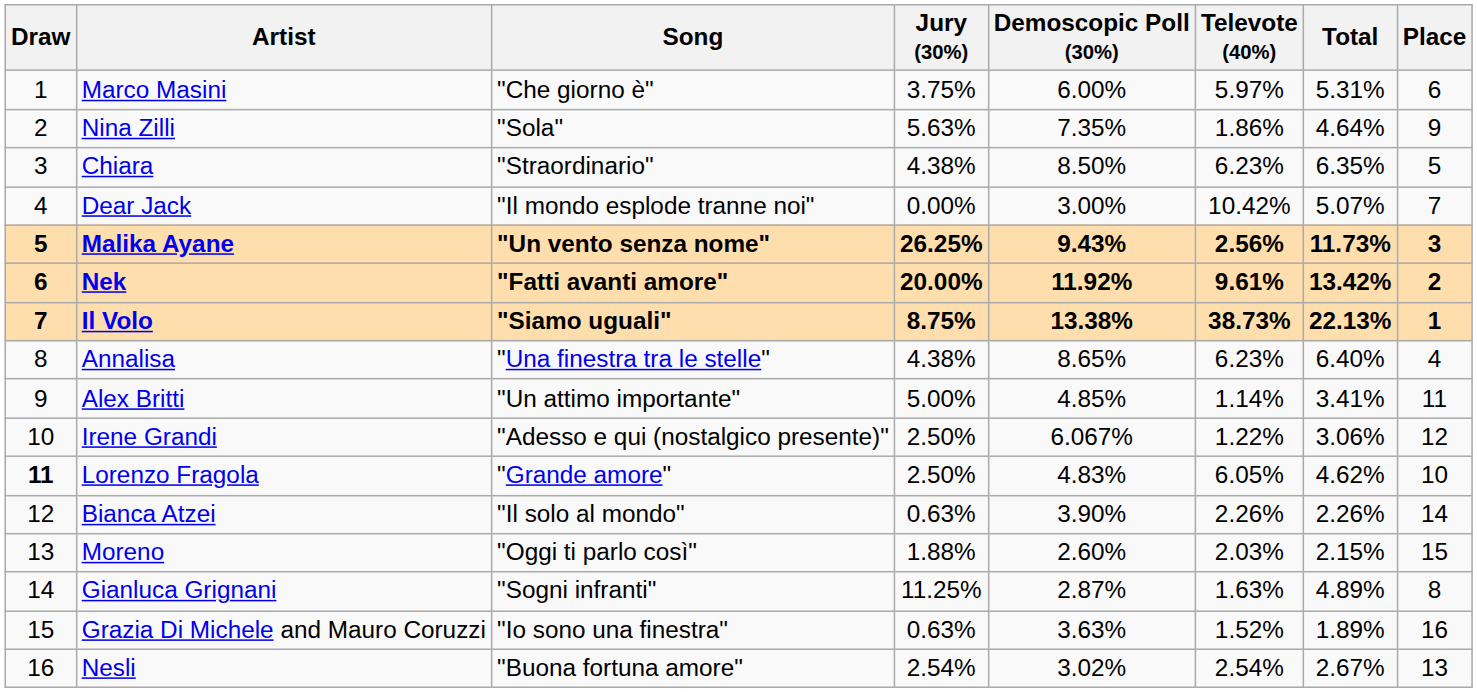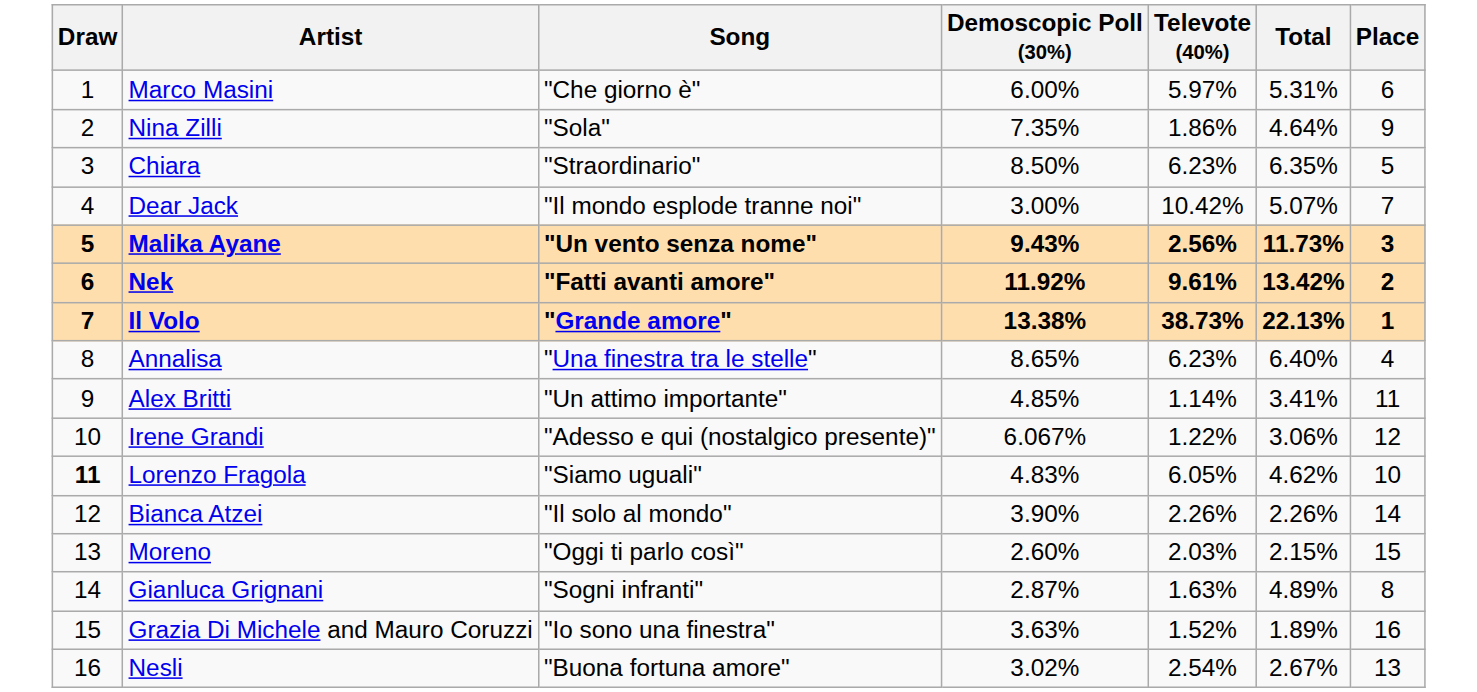- column: (941, 37)
(584, 321) "Siamo uguali" -> (638, 321) "Grande amore"
(584, 475) "Grande amore" -> (623, 475) "Siamo uguali"
